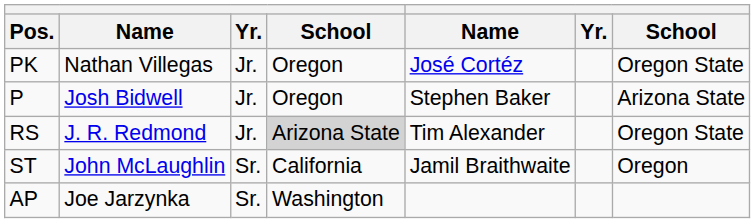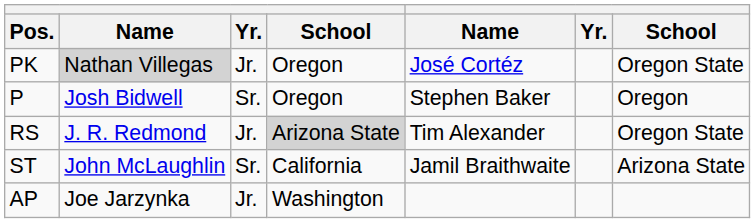(139, 64) no background -> (139, 64) lightgrey background
(246, 98) Jr. -> (248, 98) Sr.
(681, 98) Arizona State -> (653, 98) Oregon
(653, 166) Oregon -> (681, 166) Arizona State
(248, 199) Sr. -> (246, 199) Jr.
